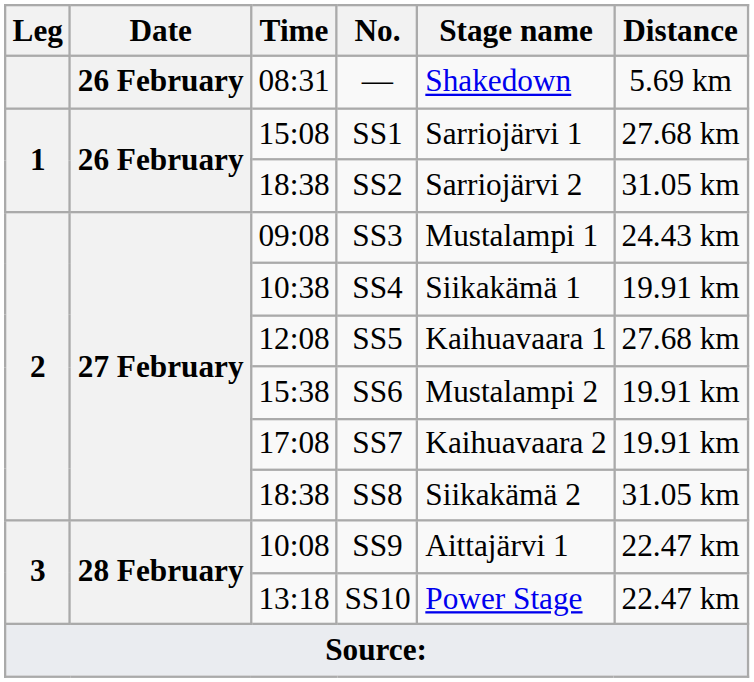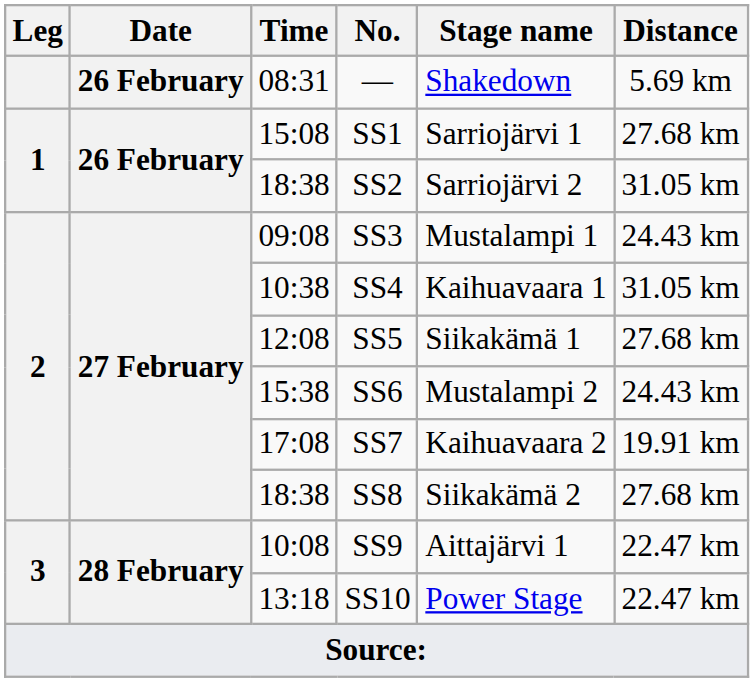(503, 287) Siikakämä 1 -> (516, 287) Kaihuavaara 1
(681, 287) 19.91 km -> (681, 287) 31.05 km
(516, 339) Kaihuavaara 1 -> (503, 339) Siikakämä 1
(681, 391) 19.91 km -> (681, 391) 24.43 km
(681, 494) 31.05 km -> (681, 494) 27.68 km
